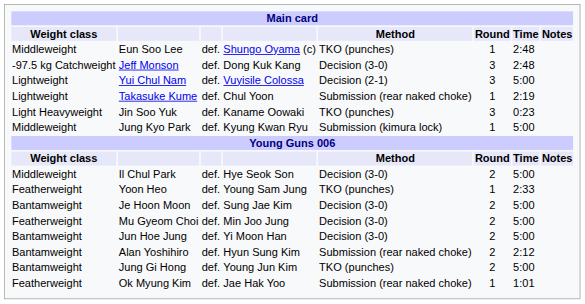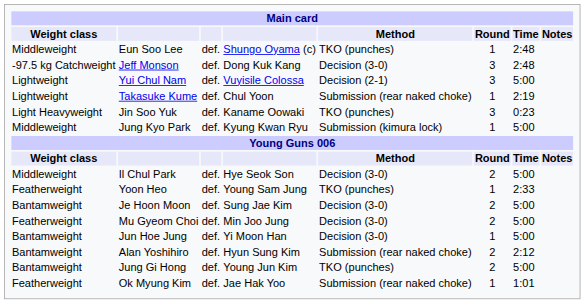(492, 236) 2 -> (492, 236) 1
